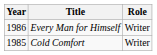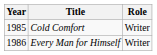rows swapped: (75, 27) <-> (58, 43)
